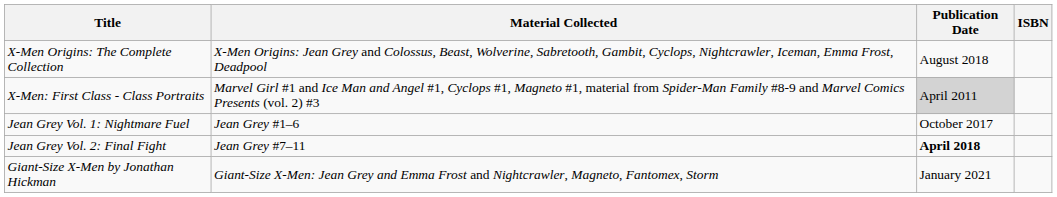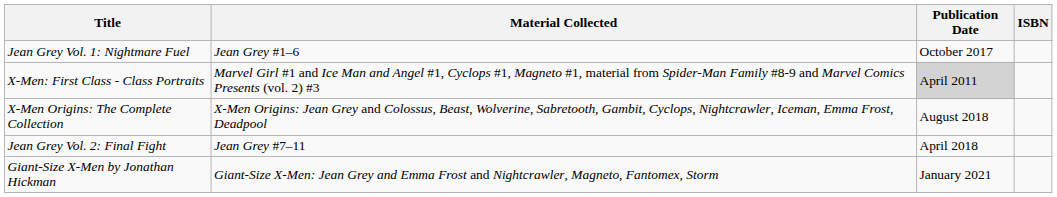rows swapped: (89, 59) <-> (98, 124)
(950, 145) bold -> (949, 145) normal
